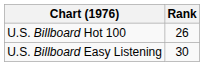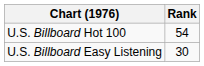(182, 33) 26 -> (182, 33) 54
